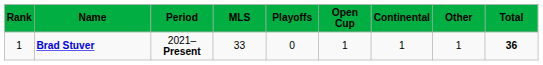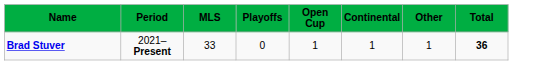- column: (19, 18)
